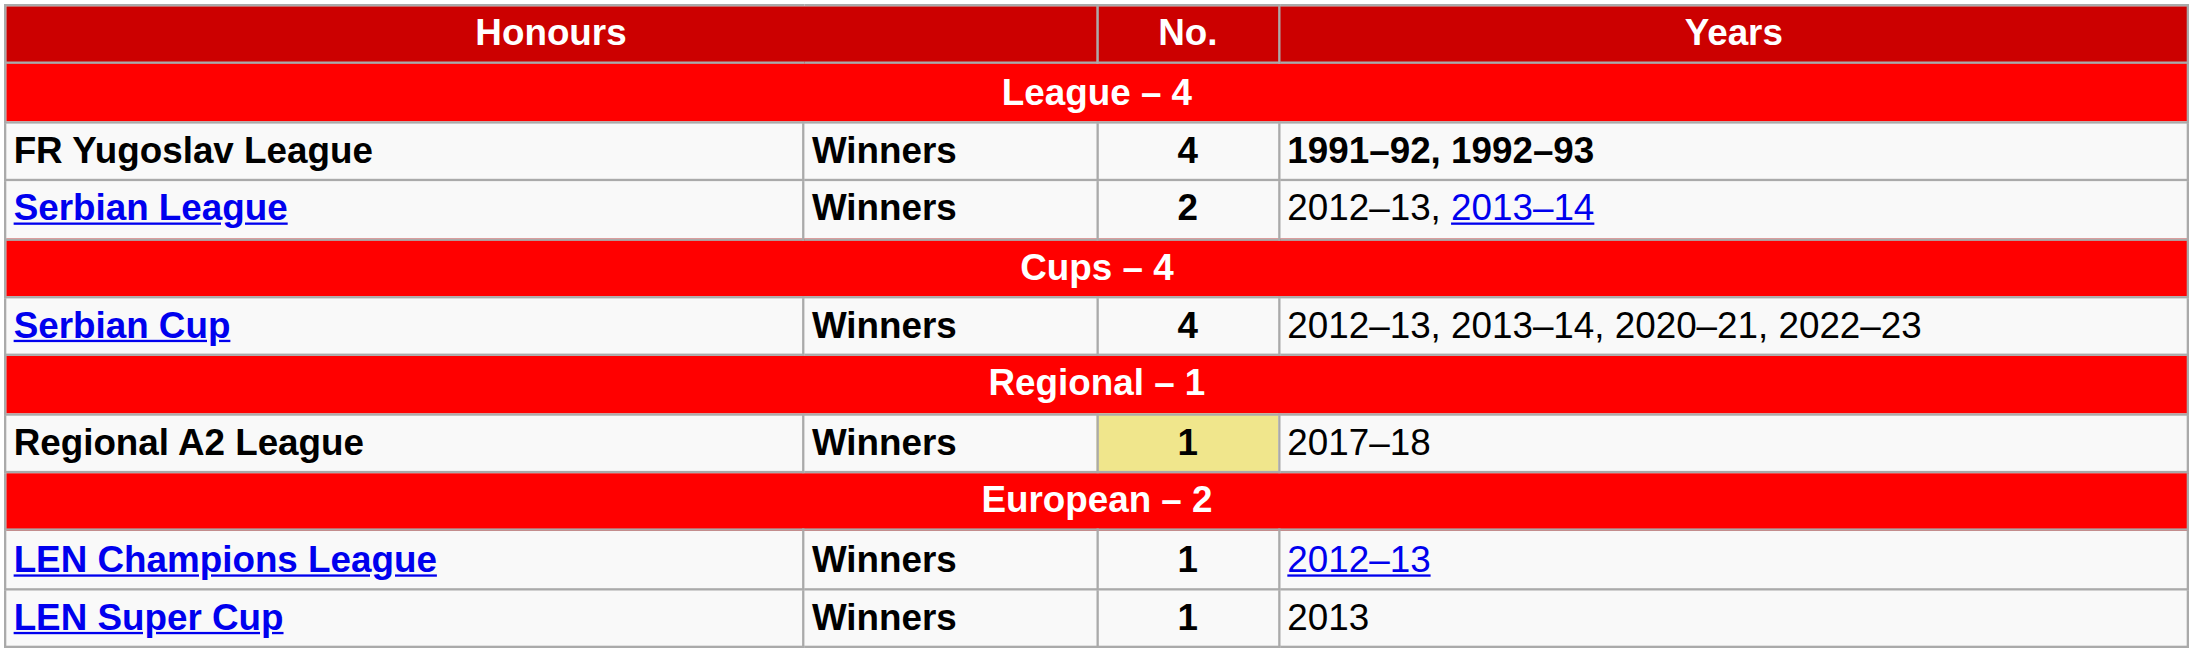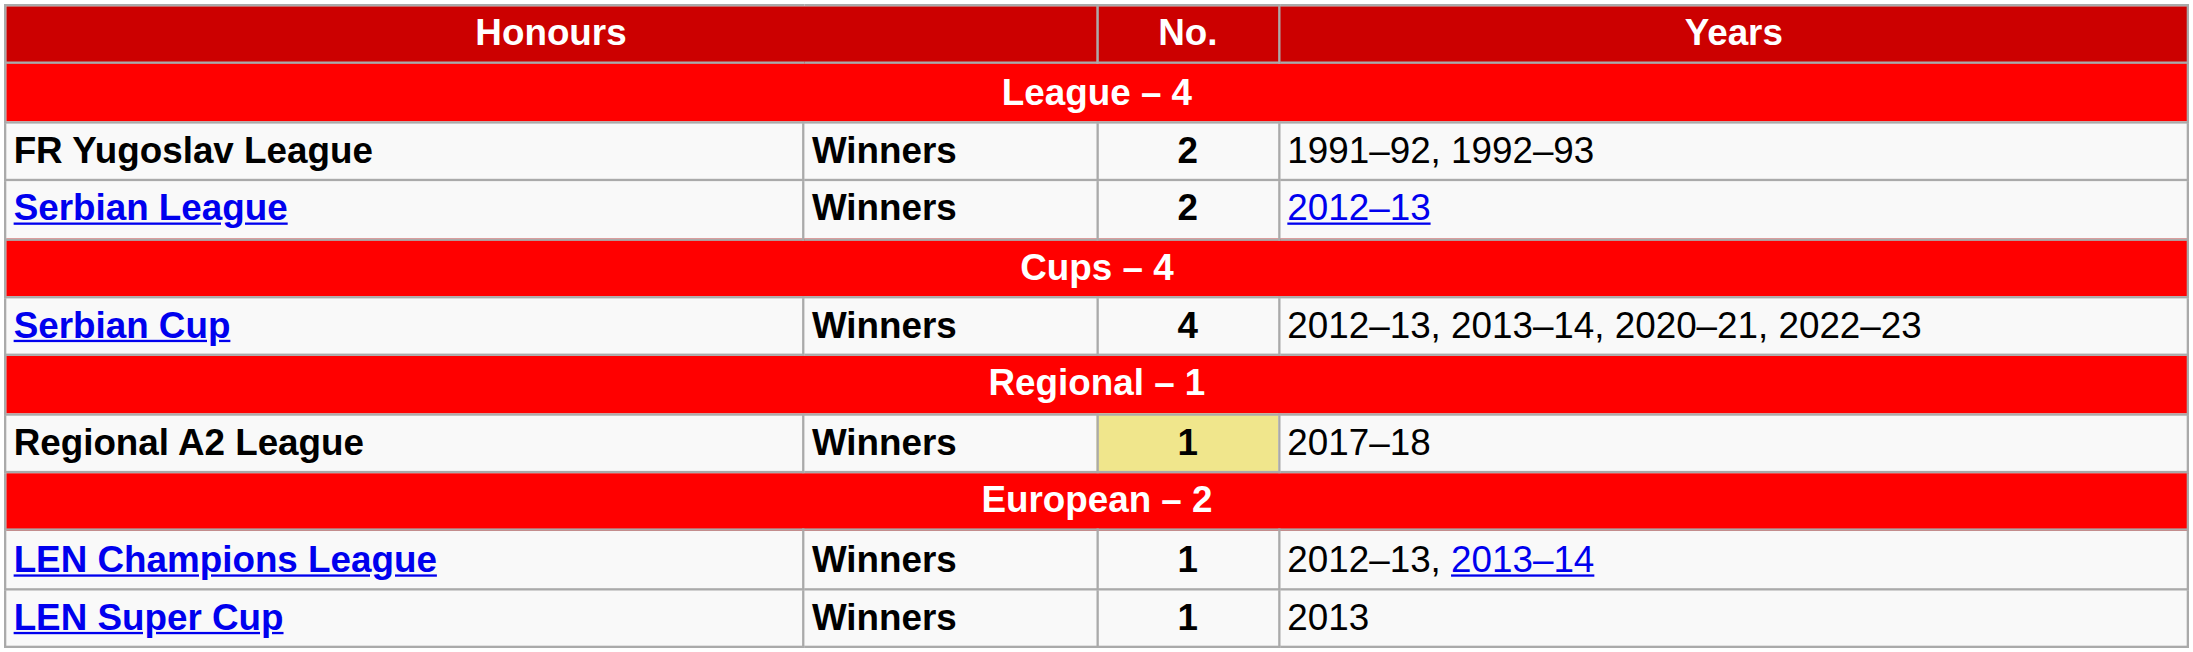(1188, 150) 4 -> (1188, 150) 2
(1441, 150) bold -> (1441, 150) normal
(1441, 208) 2012–13, 2013–14 -> (1359, 208) 2012–13
(1359, 558) 2012–13 -> (1441, 558) 2012–13, 2013–14
